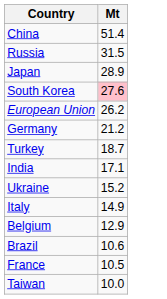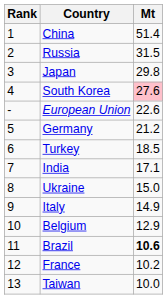+ column: (22, 14)
(113, 72) 28.9 -> (148, 72) 29.8
(113, 110) 26.2 -> (148, 110) 22.6
(113, 149) 18.7 -> (148, 149) 18.5
(113, 187) 15.2 -> (148, 187) 15.0
(113, 245) normal -> (148, 245) bold
(113, 265) 10.5 -> (148, 265) 10.2
